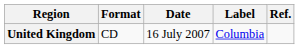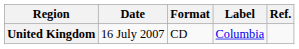columns swapped: (178, 14) <-> (121, 14)
